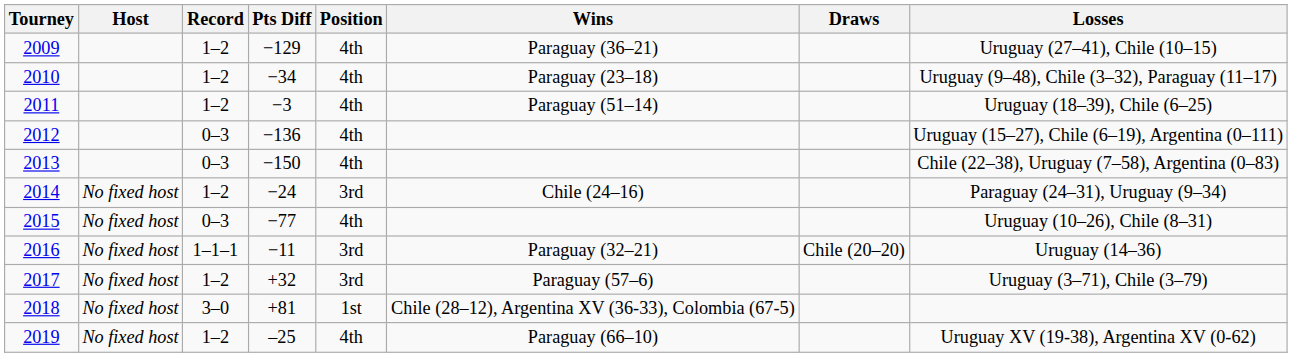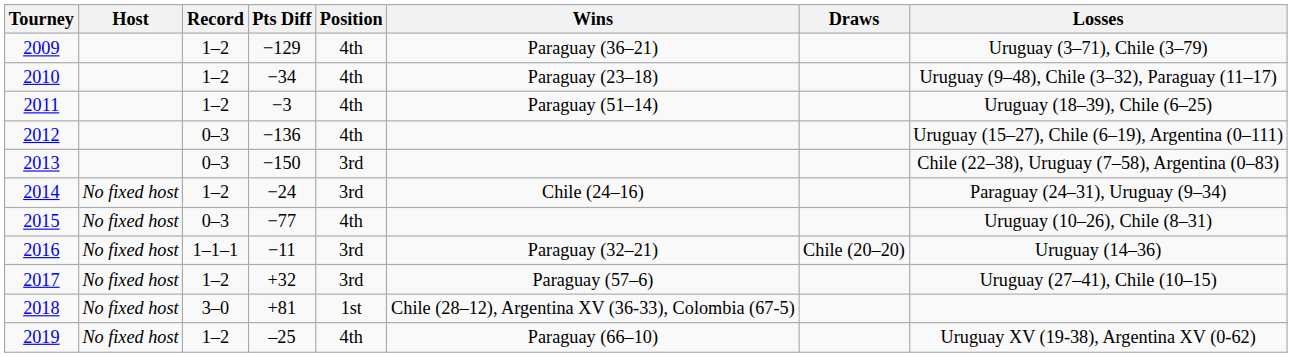(1098, 47) Uruguay (27–41), Chile (10–15) -> (1098, 47) Uruguay (3–71), Chile (3–79)
(351, 163) 4th -> (351, 163) 3rd
(1098, 279) Uruguay (3–71), Chile (3–79) -> (1098, 279) Uruguay (27–41), Chile (10–15)
